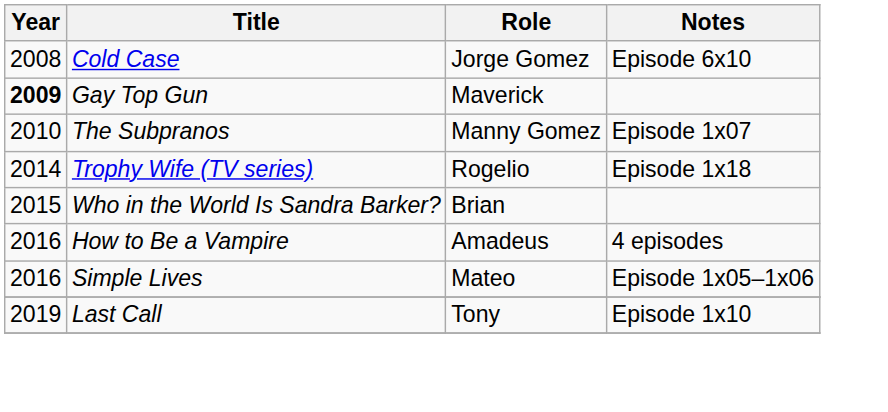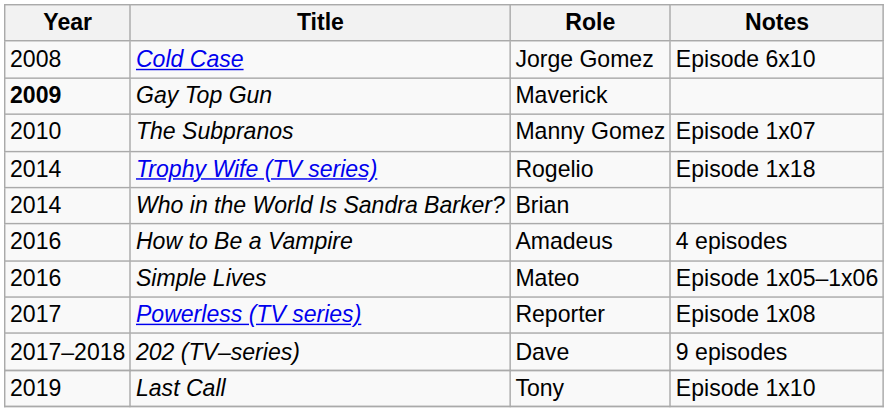(36, 205) 2015 -> (36, 205) 2014
+ row: (249, 315)
+ row: (218, 351)
